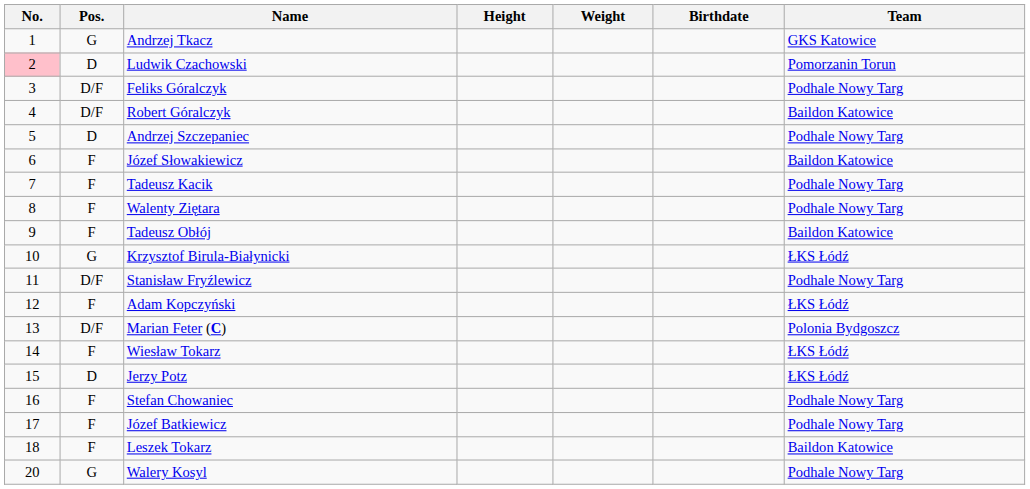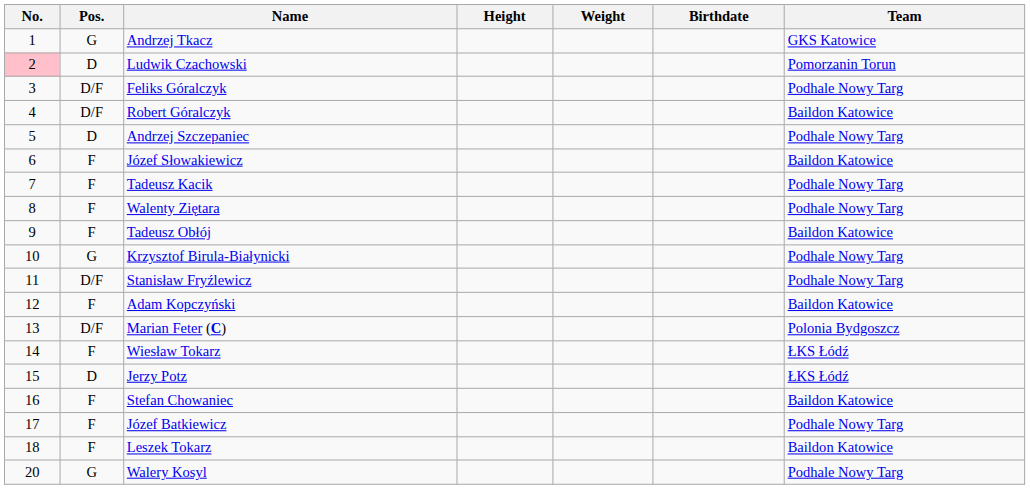(818, 256) ŁKS Łódź -> (845, 256) Podhale Nowy Targ
(818, 304) ŁKS Łódź -> (840, 304) Baildon Katowice
(845, 400) Podhale Nowy Targ -> (840, 400) Baildon Katowice
